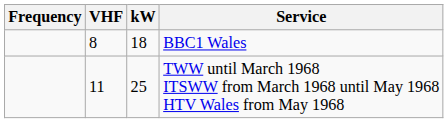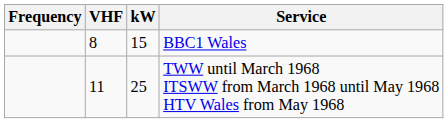(139, 42) 18 -> (139, 42) 15
